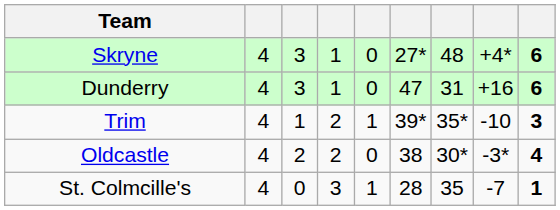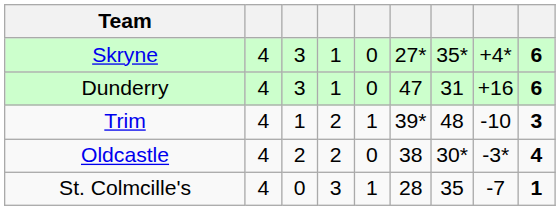(452, 54) 48 -> (452, 54) 35*
(452, 121) 35* -> (452, 121) 48
